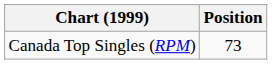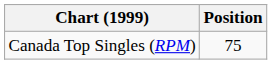(233, 45) 73 -> (233, 45) 75
